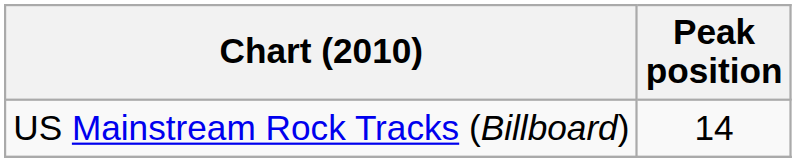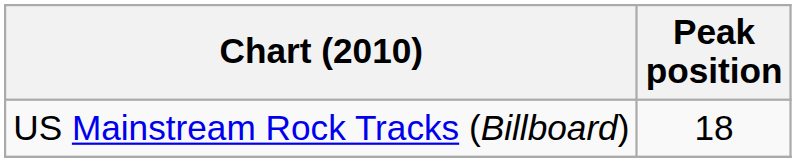(714, 127) 14 -> (714, 127) 18
